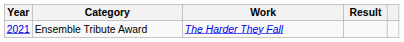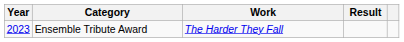(18, 29) 2021 -> (18, 29) 2023
